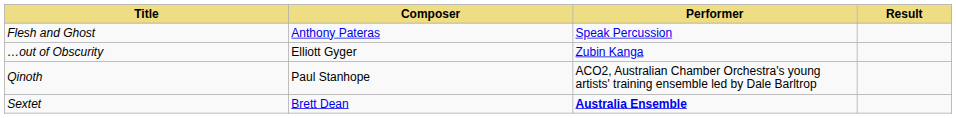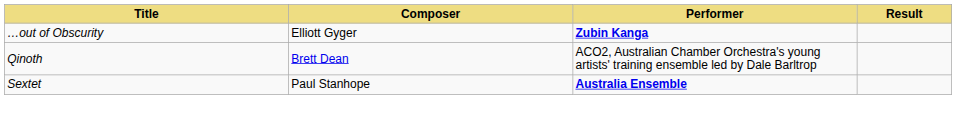- row: (51, 33)
(610, 52) normal -> (612, 33) bold
(331, 77) Paul Stanhope -> (320, 58) Brett Dean
(320, 103) Brett Dean -> (331, 84) Paul Stanhope
